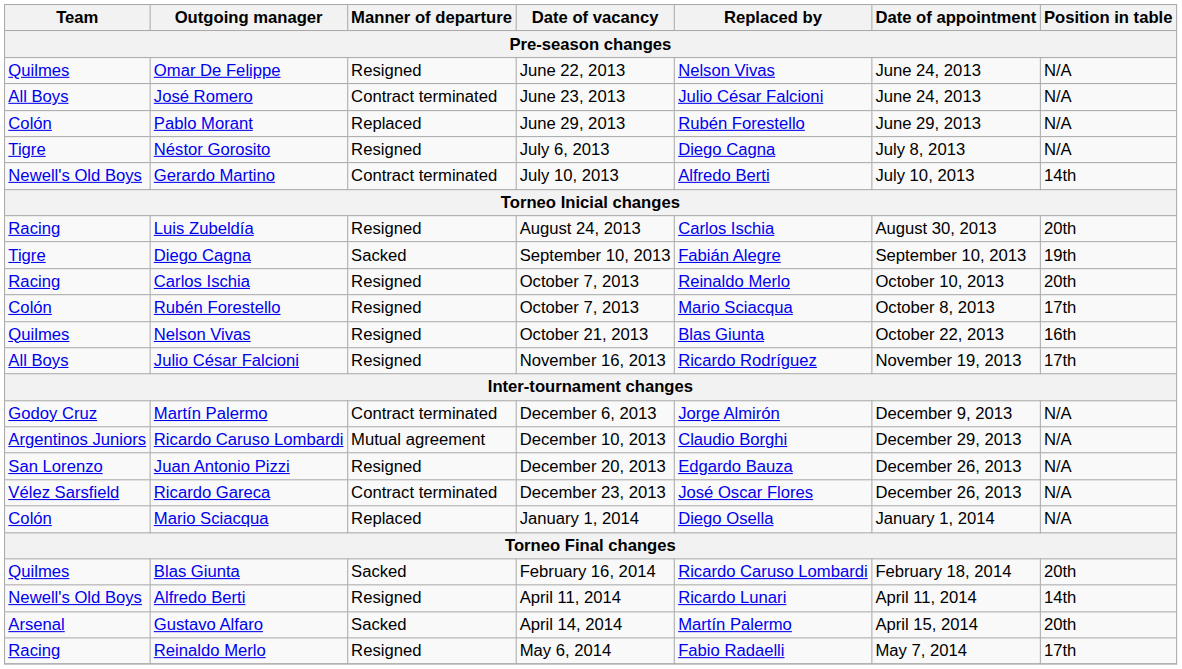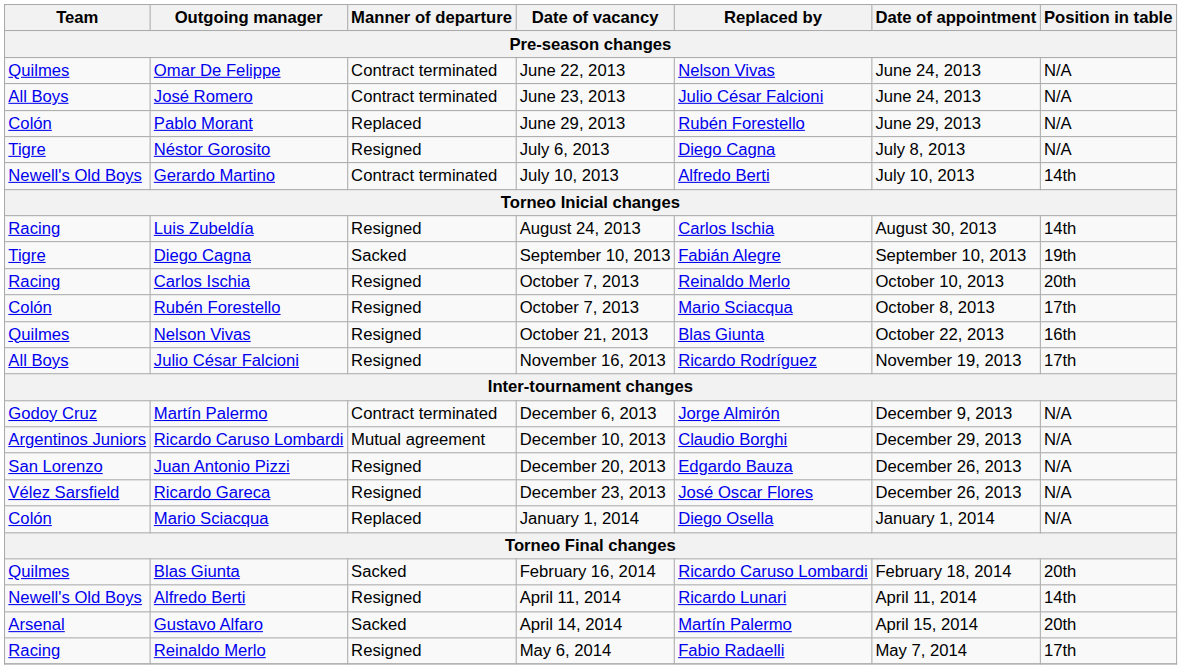(386, 70) Resigned -> (424, 70) Contract terminated
(1060, 228) 20th -> (1060, 228) 14th
(424, 492) Contract terminated -> (386, 492) Resigned
